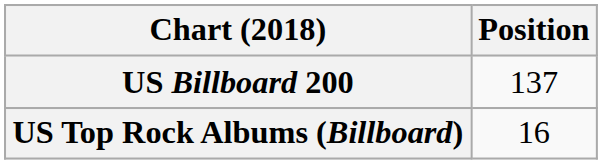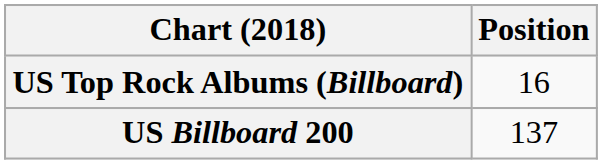rows swapped: (238, 81) <-> (238, 132)
